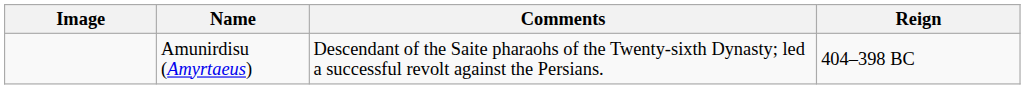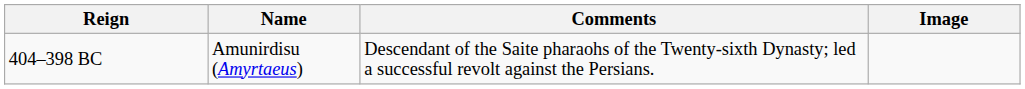columns swapped: (81, 19) <-> (918, 19)
